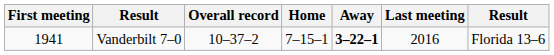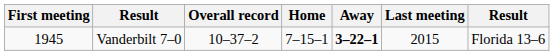(49, 38) 1941 -> (49, 38) 1945
(425, 38) 2016 -> (425, 38) 2015
